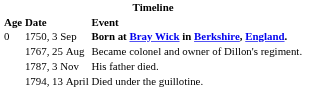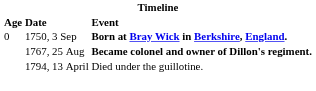(197, 52) normal -> (202, 52) bold
- row: (52, 67)
